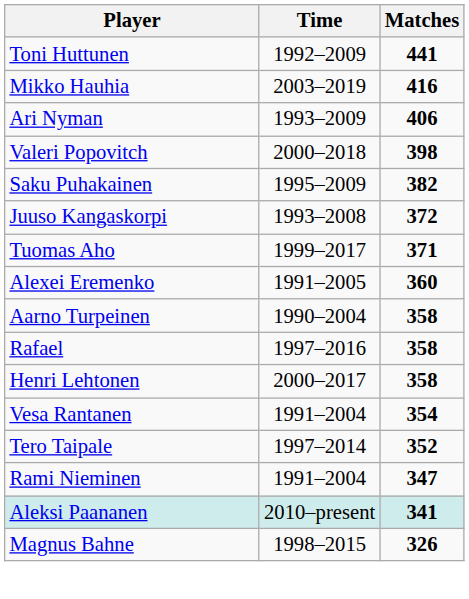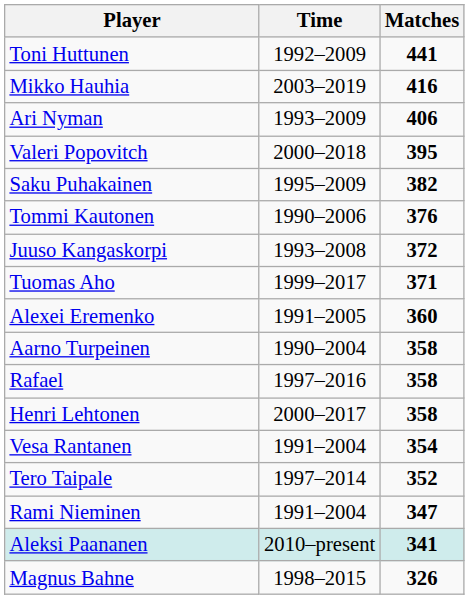(422, 151) 398 -> (422, 151) 395
+ row: (82, 217)
